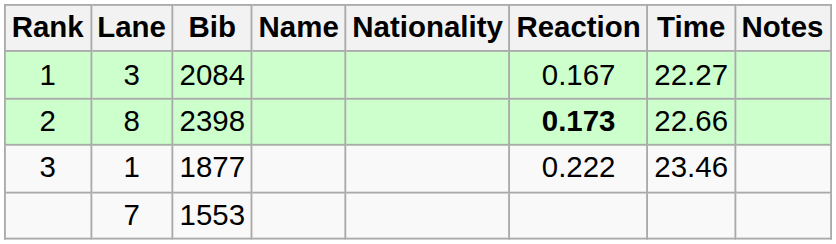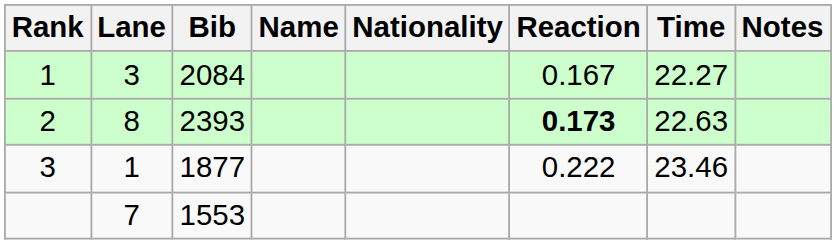(212, 121) 2398 -> (212, 121) 2393
(691, 121) 22.66 -> (691, 121) 22.63
